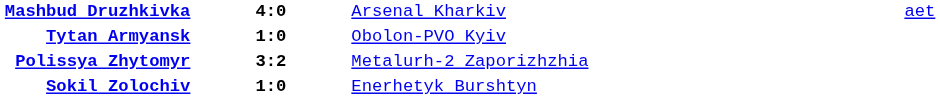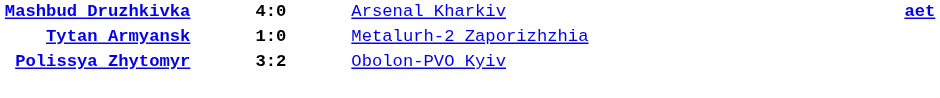(920, 12) normal -> (920, 12) bold
(429, 37) Obolon-PVO Kyiv -> (470, 37) Metalurh-2 Zaporizhzhia
(470, 62) Metalurh-2 Zaporizhzhia -> (429, 62) Obolon-PVO Kyiv
- row: (118, 87)
